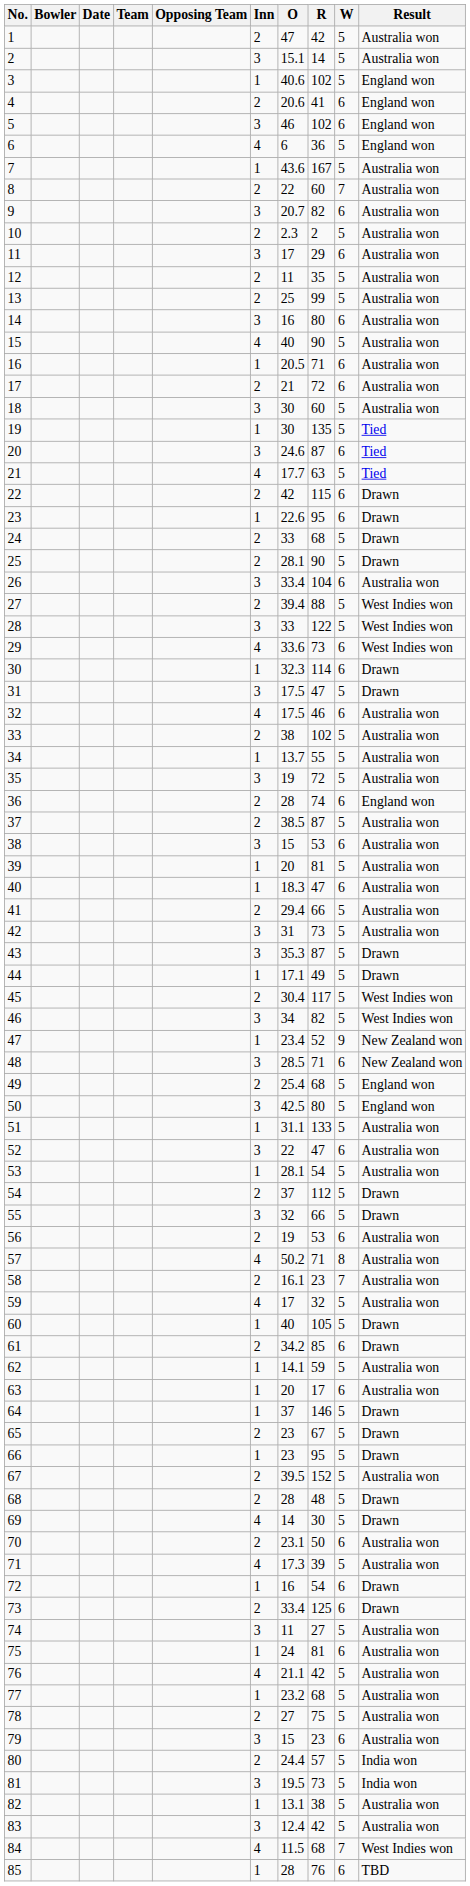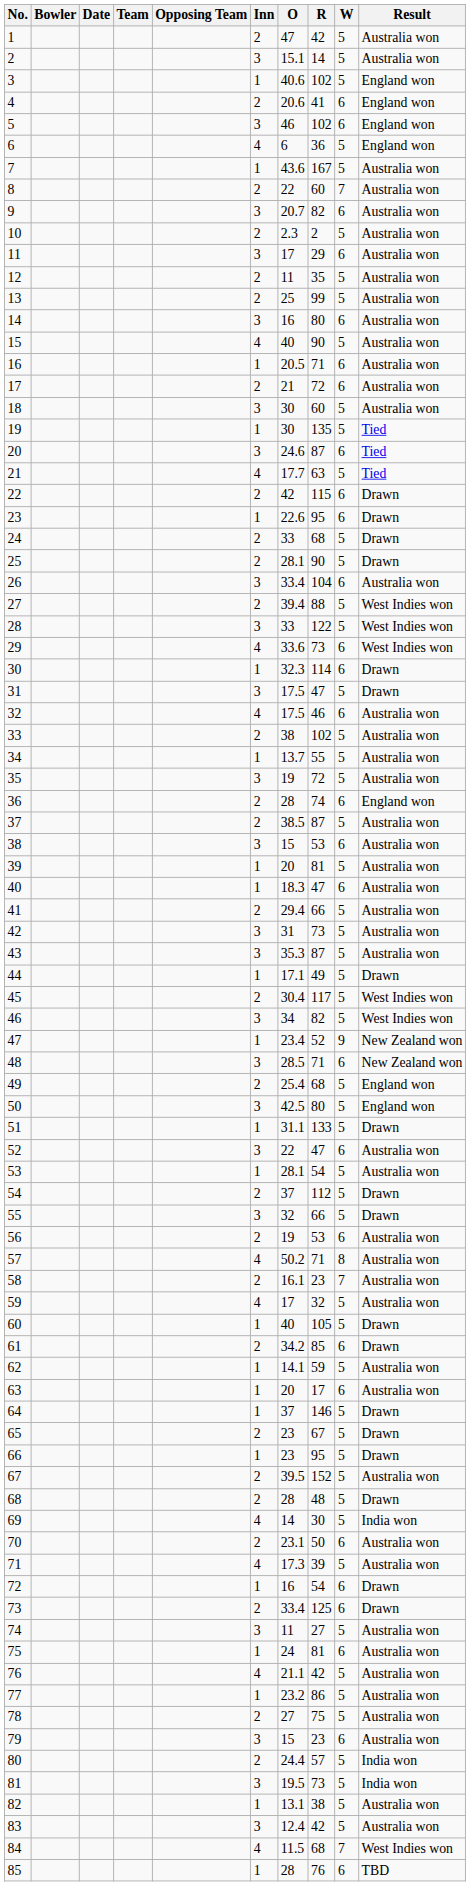(380, 953) Drawn -> (400, 953) Australia won
(400, 1128) Australia won -> (380, 1128) Drawn
(380, 1521) Drawn -> (389, 1521) India won
(318, 1695) 68 -> (318, 1695) 86
